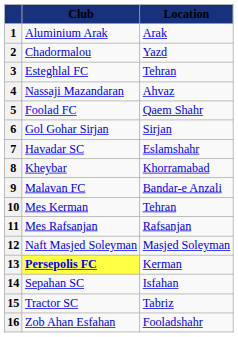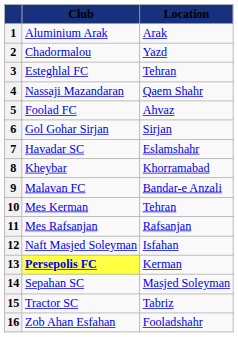(159, 91) Ahvaz -> (173, 91) Qaem Shahr
(173, 110) Qaem Shahr -> (159, 110) Ahvaz
(186, 245) Masjed Soleyman -> (161, 245) Isfahan
(161, 284) Isfahan -> (186, 284) Masjed Soleyman
